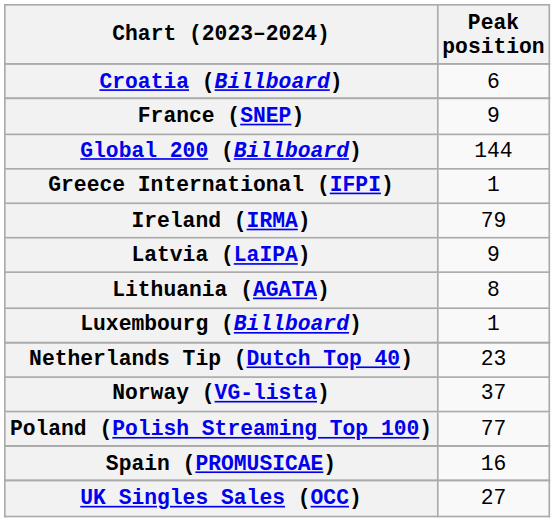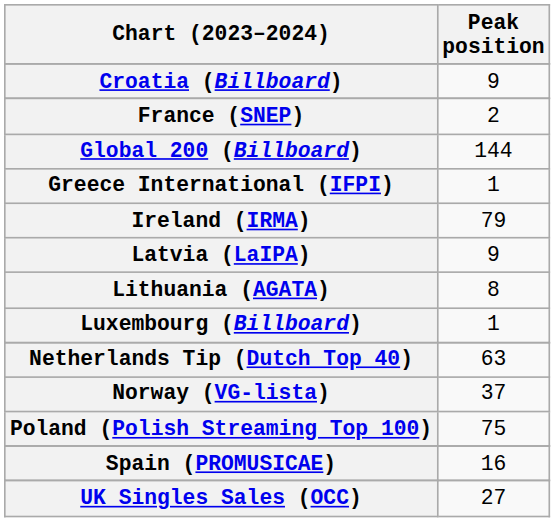(493, 82) 6 -> (493, 82) 9
(493, 116) 9 -> (493, 116) 2
(493, 360) 23 -> (493, 360) 63
(493, 429) 77 -> (493, 429) 75
